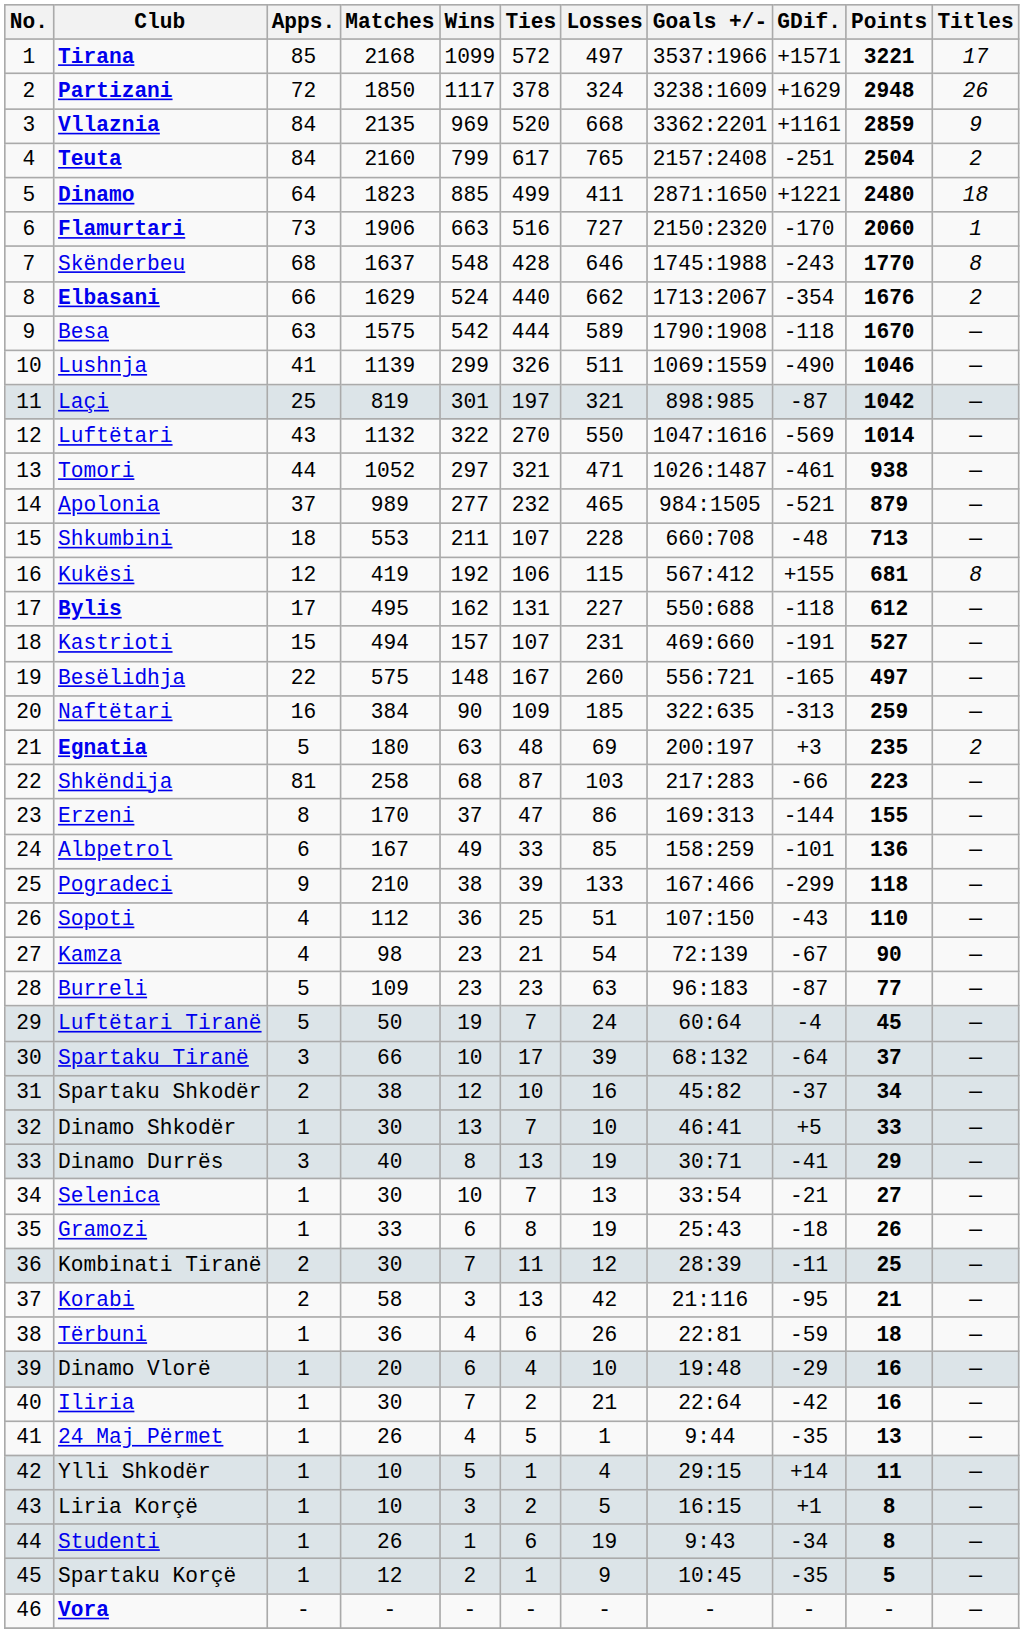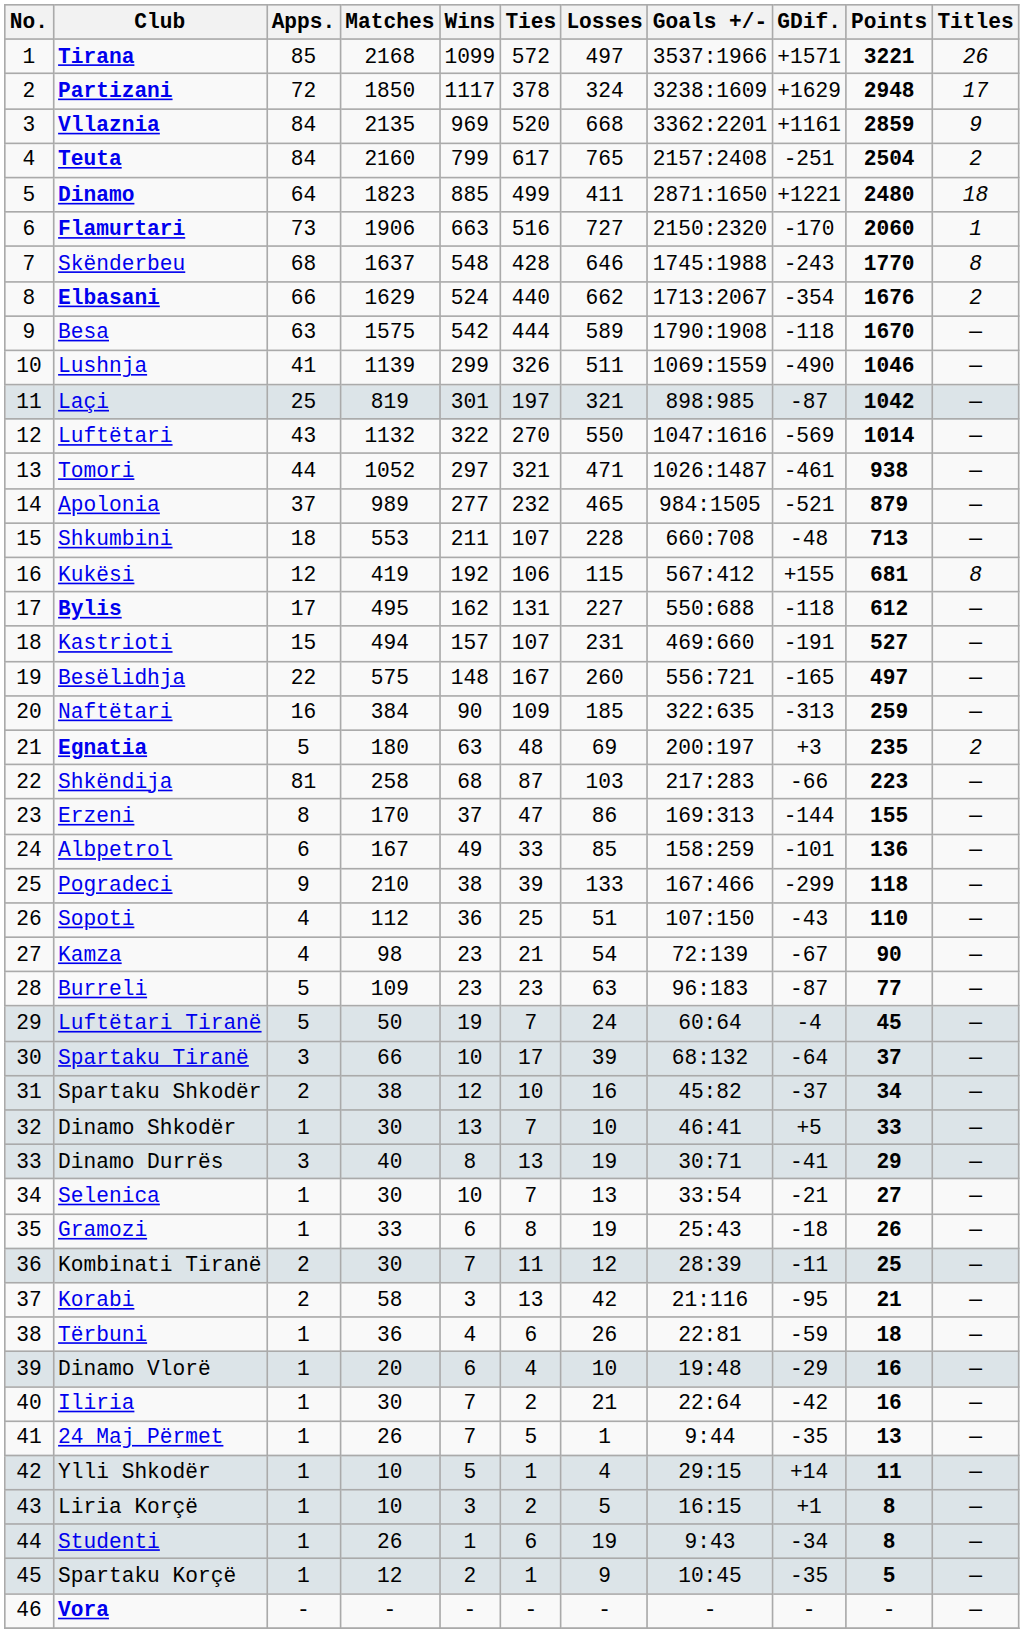(976, 57) 17 -> (976, 57) 26
(976, 91) 26 -> (976, 91) 17
(470, 1438) 4 -> (470, 1438) 7
